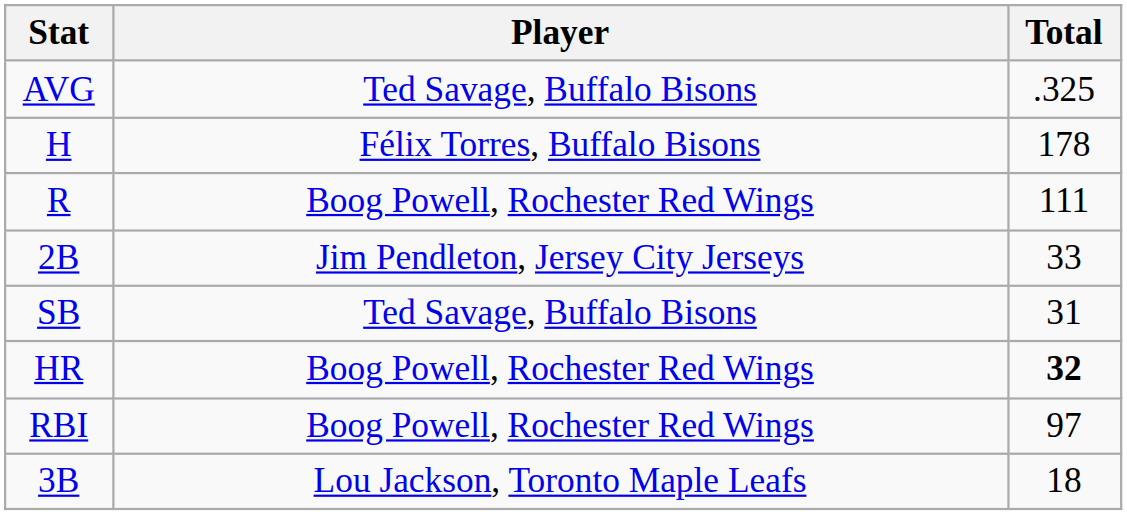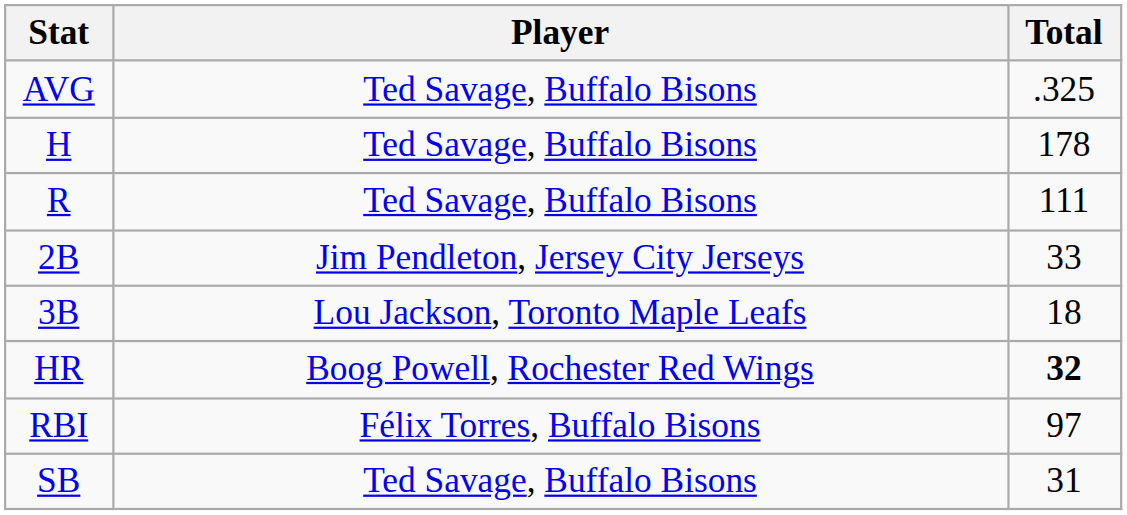(560, 144) Félix Torres, Buffalo Bisons -> (560, 144) Ted Savage, Buffalo Bisons
(560, 200) Boog Powell, Rochester Red Wings -> (560, 200) Ted Savage, Buffalo Bisons
rows swapped: (59, 481) <-> (59, 312)
(560, 425) Boog Powell, Rochester Red Wings -> (560, 425) Félix Torres, Buffalo Bisons
